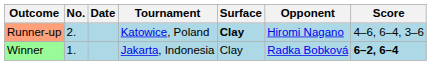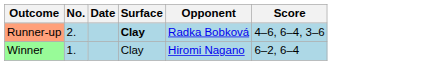- column: (168, 13)
(306, 31) Hiromi Nagano -> (209, 31) Radka Bobková
(308, 50) Radka Bobková -> (206, 50) Hiromi Nagano
(376, 50) bold -> (277, 50) normal
